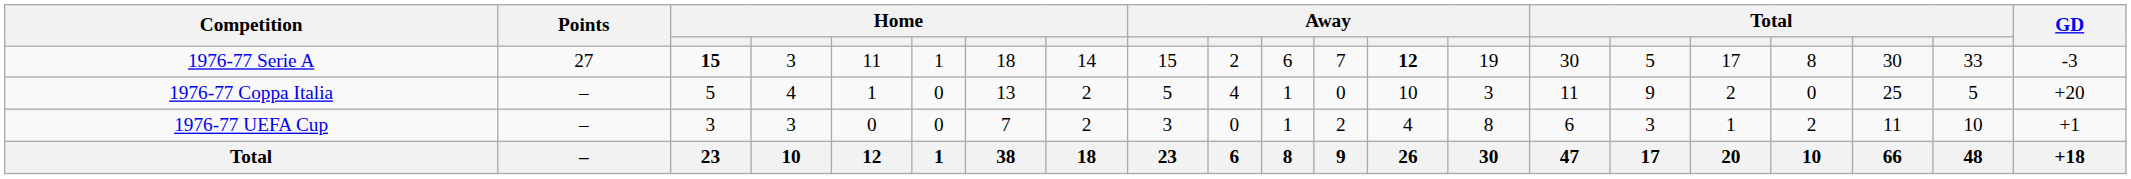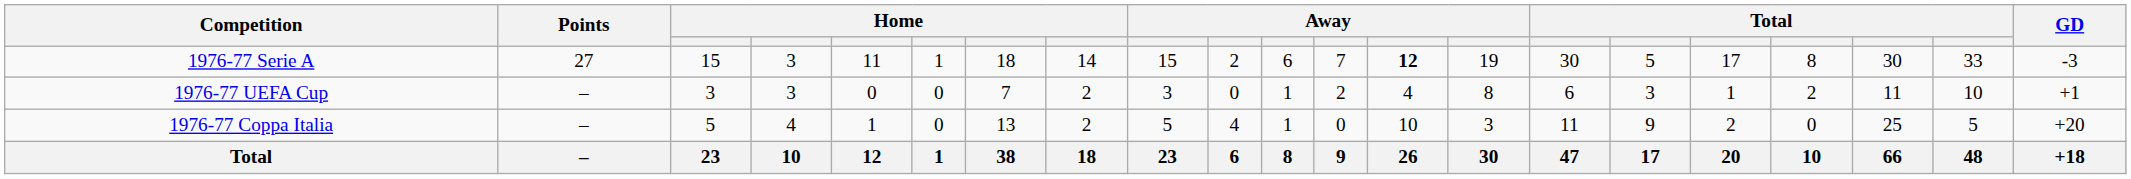(710, 61) bold -> (710, 61) normal
rows swapped: (251, 93) <-> (251, 124)
